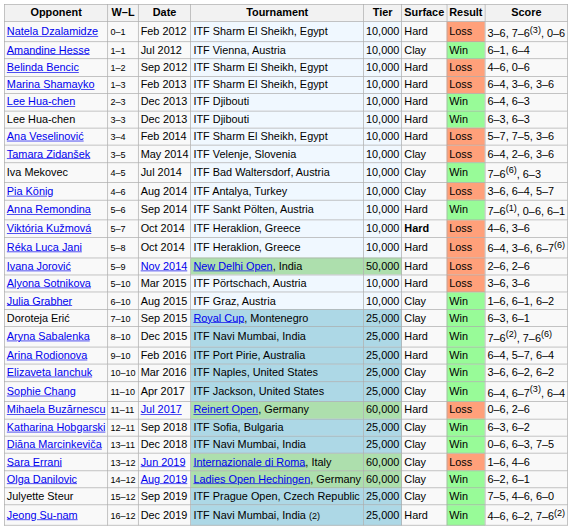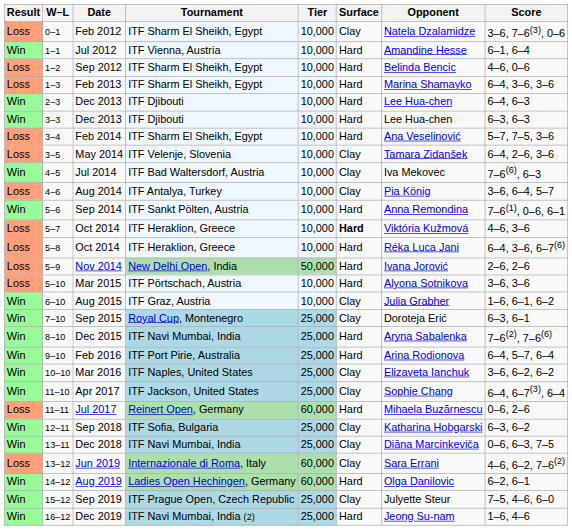columns swapped: (466, 13) <-> (56, 13)
(416, 31) Hard -> (350, 31) Clay
(415, 50) Clay -> (351, 50) Hard
(509, 462) 1–6, 4–6 -> (526, 463) 4–6, 6–2, 7–6(2)
(415, 479) Clay -> (351, 482) Hard
(526, 515) 4–6, 6–2, 7–6(2) -> (509, 516) 1–6, 4–6
